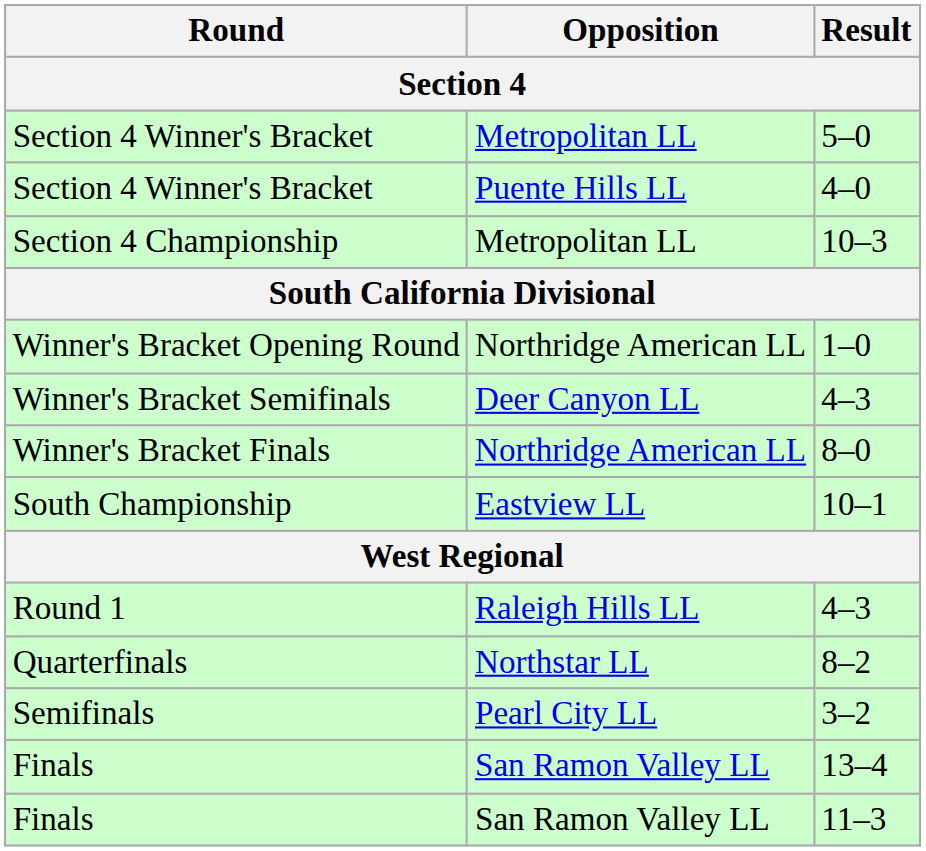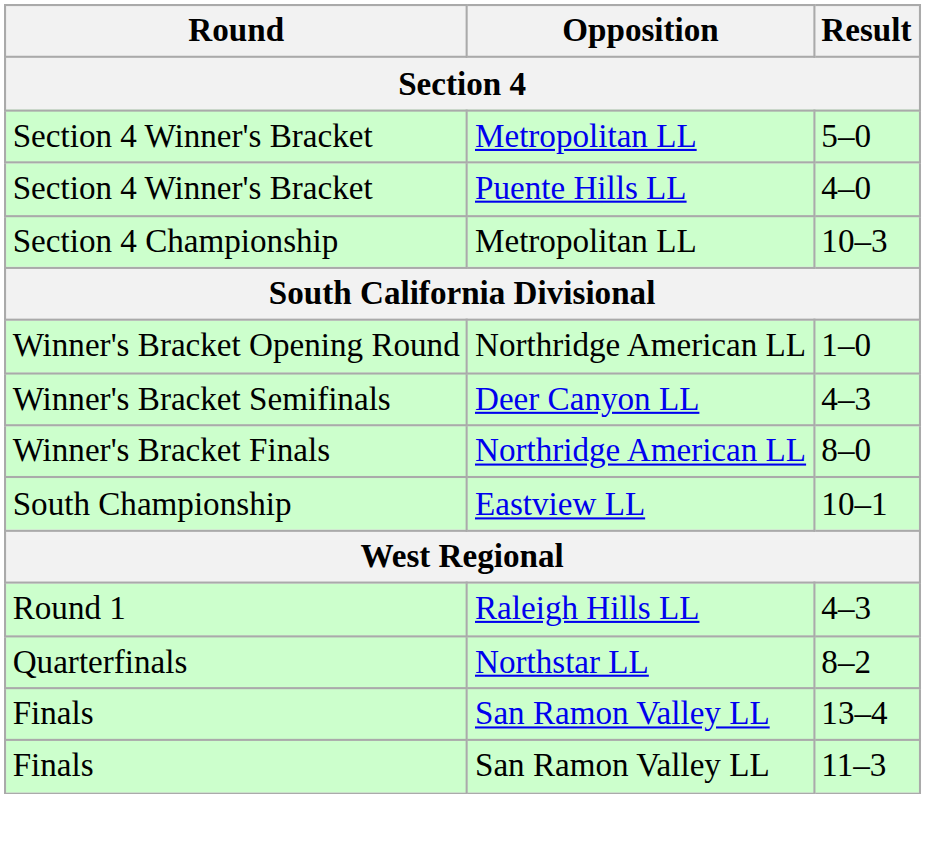- row: (84, 713)
